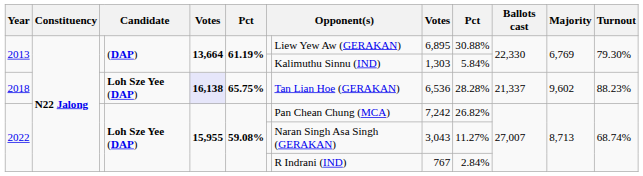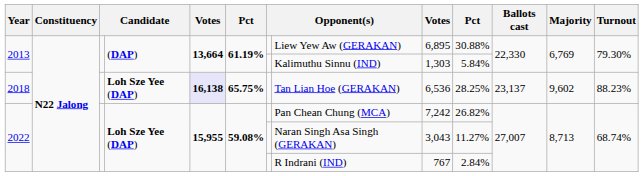(472, 88) 28.28% -> (472, 88) 28.25%
(510, 88) 21,337 -> (510, 88) 23,137
